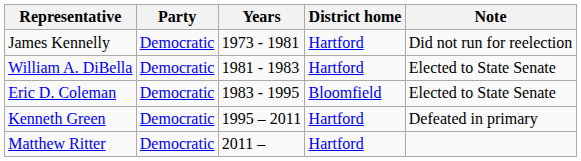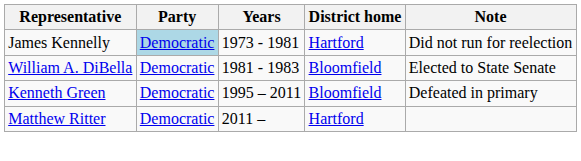(177, 42) no background -> (177, 42) lightblue background
(336, 67) Hartford -> (345, 67) Bloomfield
- row: (62, 93)
(336, 118) Hartford -> (345, 93) Bloomfield
